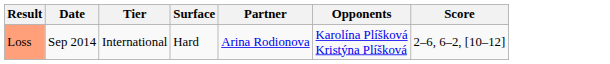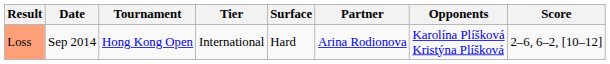+ column: (148, 14)
